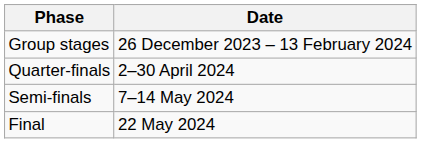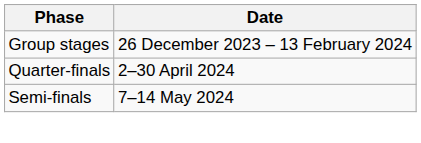- row: (27, 124)
